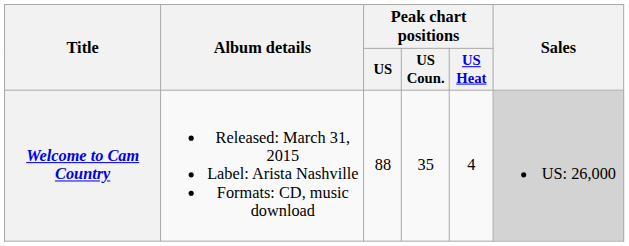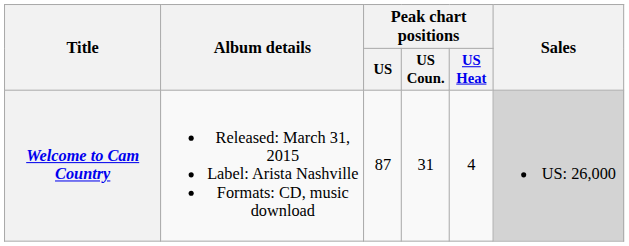(383, 165) 88 -> (383, 165) 87
(426, 165) 35 -> (426, 165) 31
